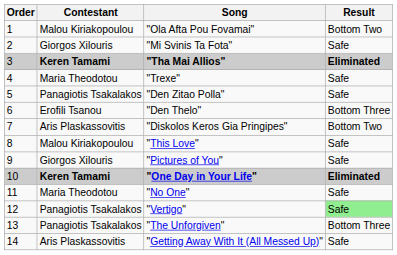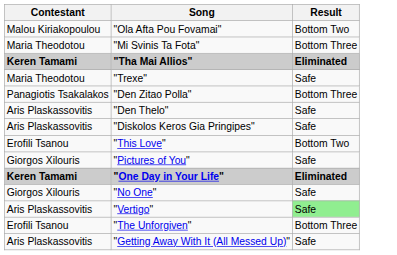- column: (21, 13)
(76, 45) Giorgos Xilouris -> (46, 45) Maria Theodotou
(338, 45) Safe -> (326, 45) Bottom Three
(338, 95) Safe -> (326, 95) Bottom Three
(71, 111) Erofili Tsanou -> (49, 111) Aris Plaskassovitis
(359, 111) Bottom Three -> (305, 111) Safe
(355, 127) Bottom Two -> (305, 127) Safe
(86, 144) Malou Kiriakopoulou -> (38, 144) Erofili Tsanou
(338, 144) Safe -> (322, 144) Bottom Two
(79, 193) Maria Theodotou -> (43, 193) Giorgos Xilouris
(91, 209) Panagiotis Tsakalakos -> (49, 209) Aris Plaskassovitis
(91, 225) Panagiotis Tsakalakos -> (38, 225) Erofili Tsanou
